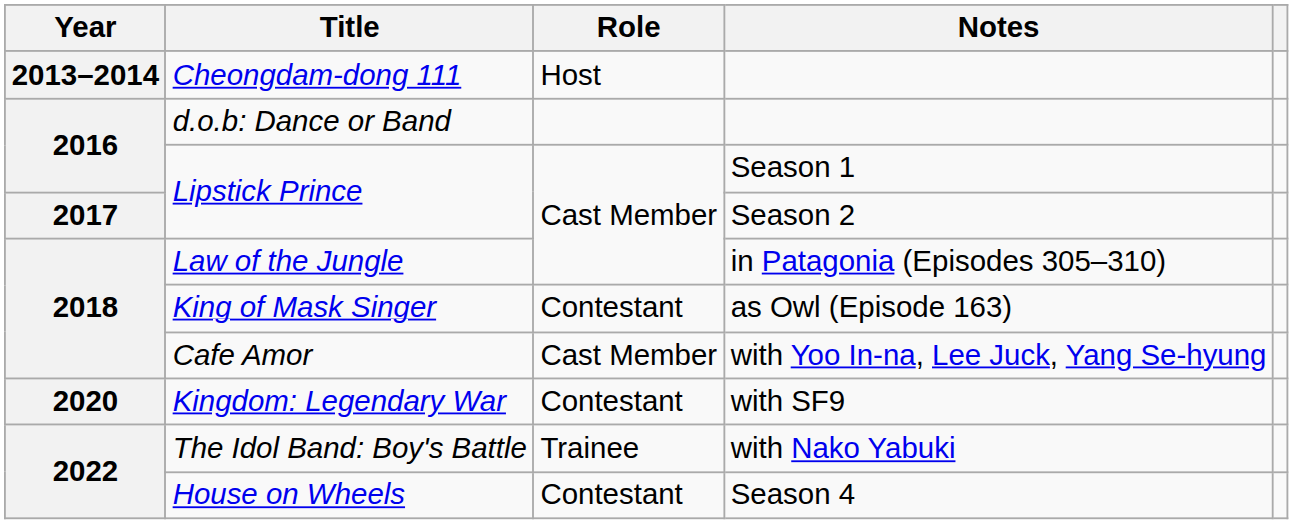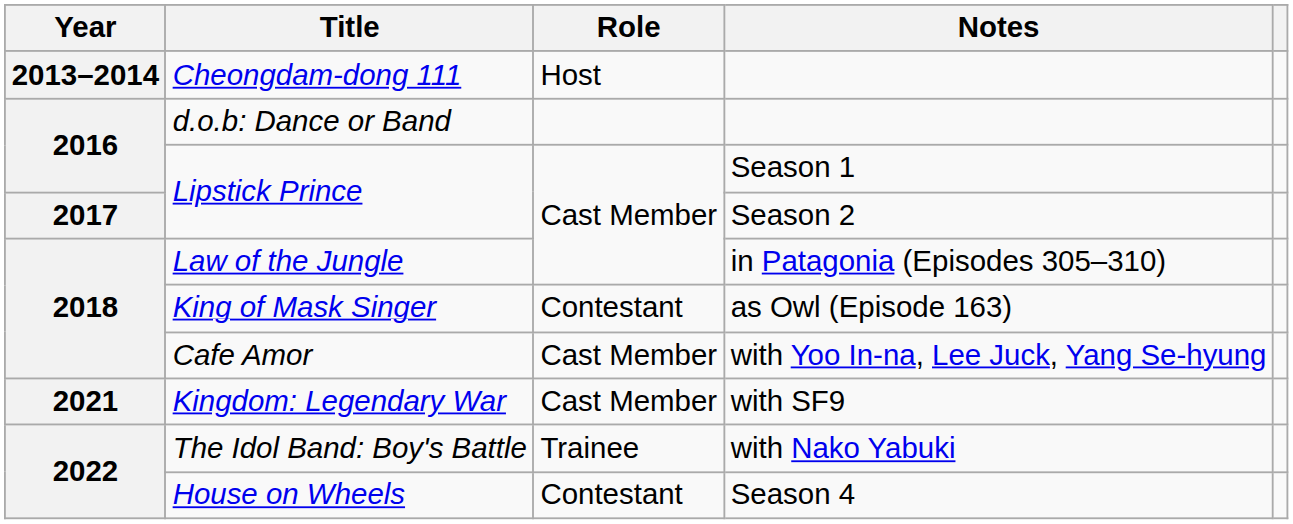(85, 401) 2020 -> (85, 401) 2021
(612, 401) Contestant -> (629, 401) Cast Member
